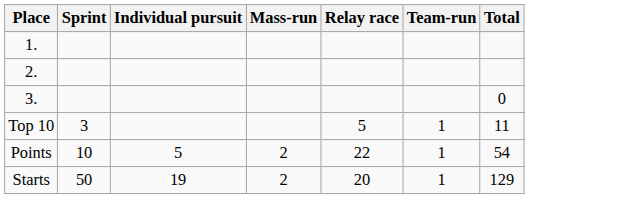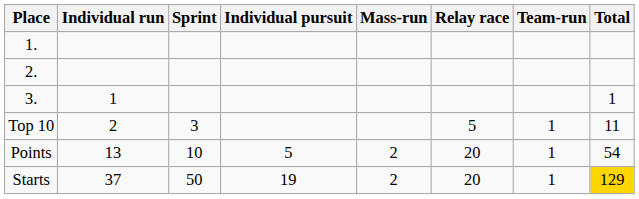+ column: (113, 18)
(502, 99) 0 -> (612, 99) 1
(362, 153) 22 -> (472, 153) 20
(502, 180) no background -> (612, 180) gold background
